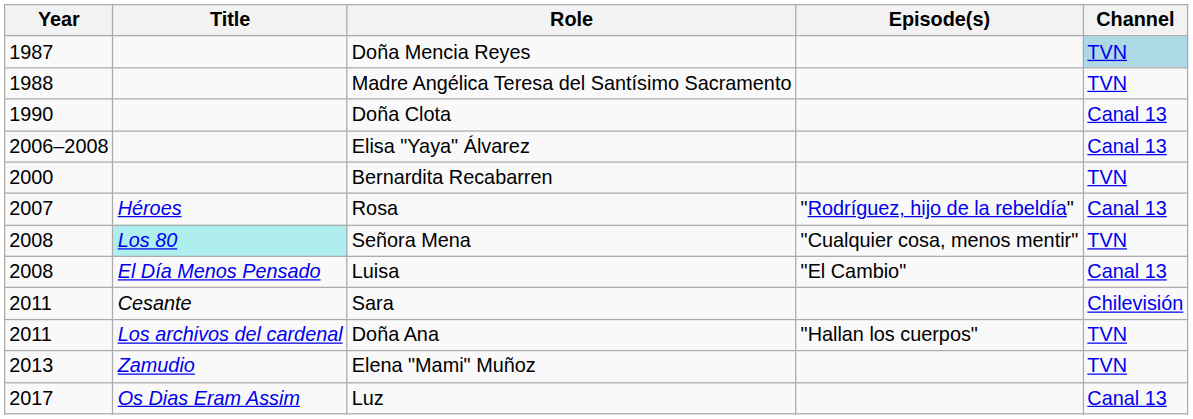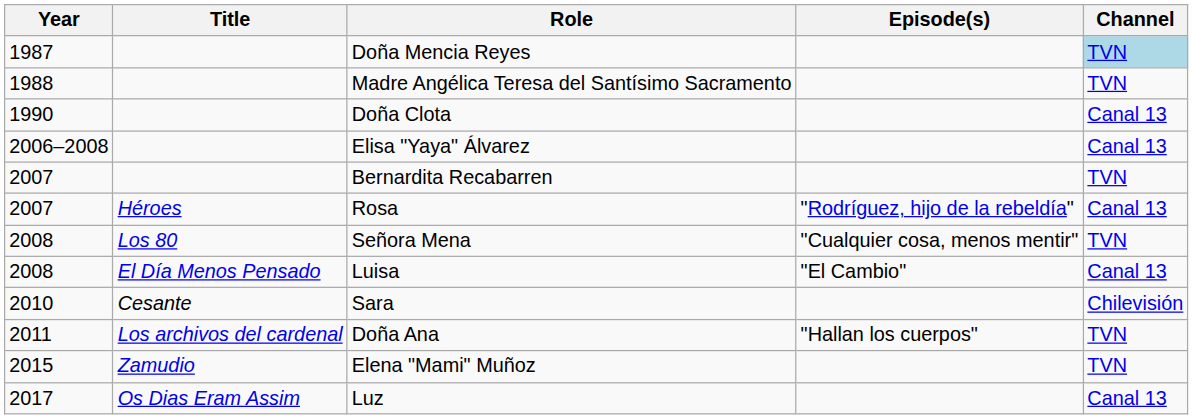(31, 177) 2000 -> (31, 177) 2007
(147, 240) paleturquoise background -> (147, 240) no background
(31, 303) 2011 -> (31, 303) 2010
(31, 366) 2013 -> (31, 366) 2015
